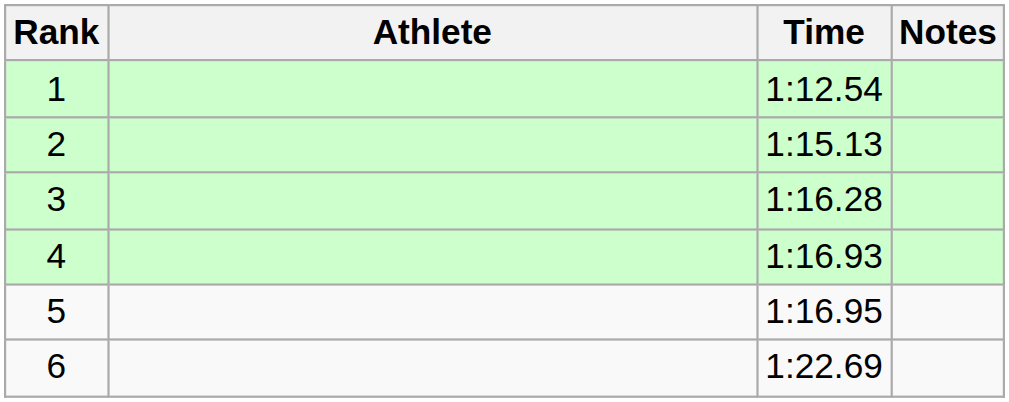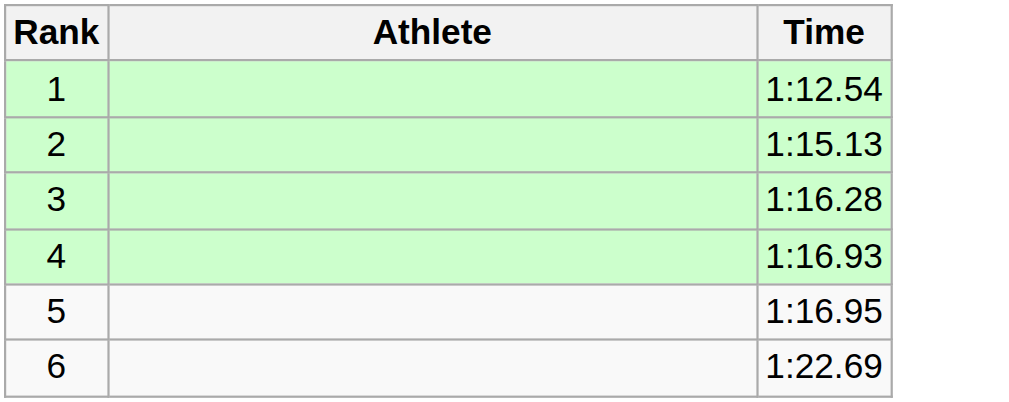- column: (948, 32)
